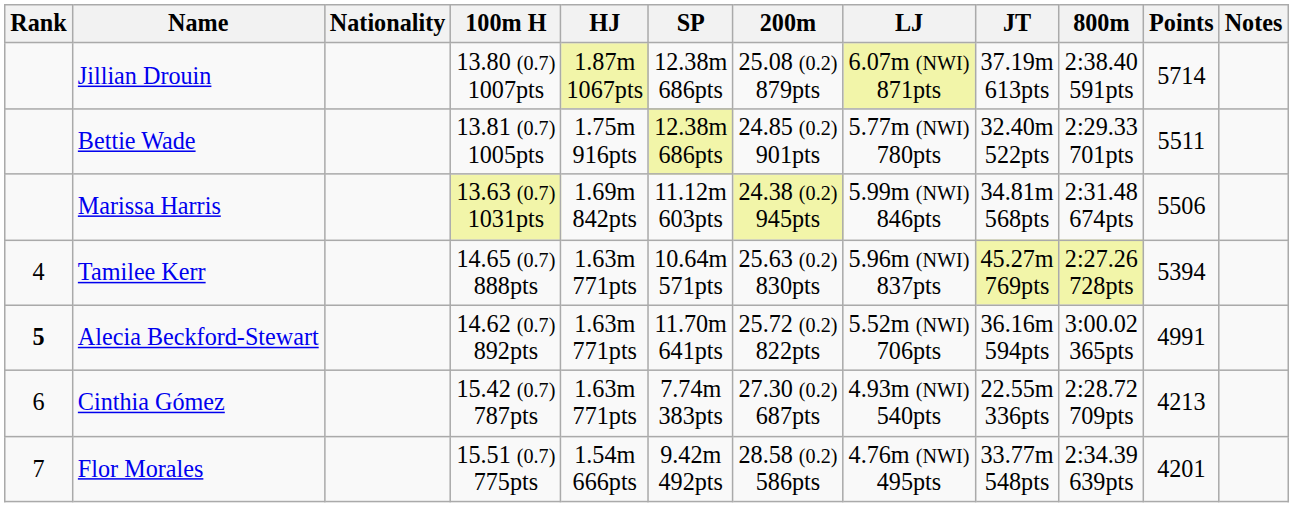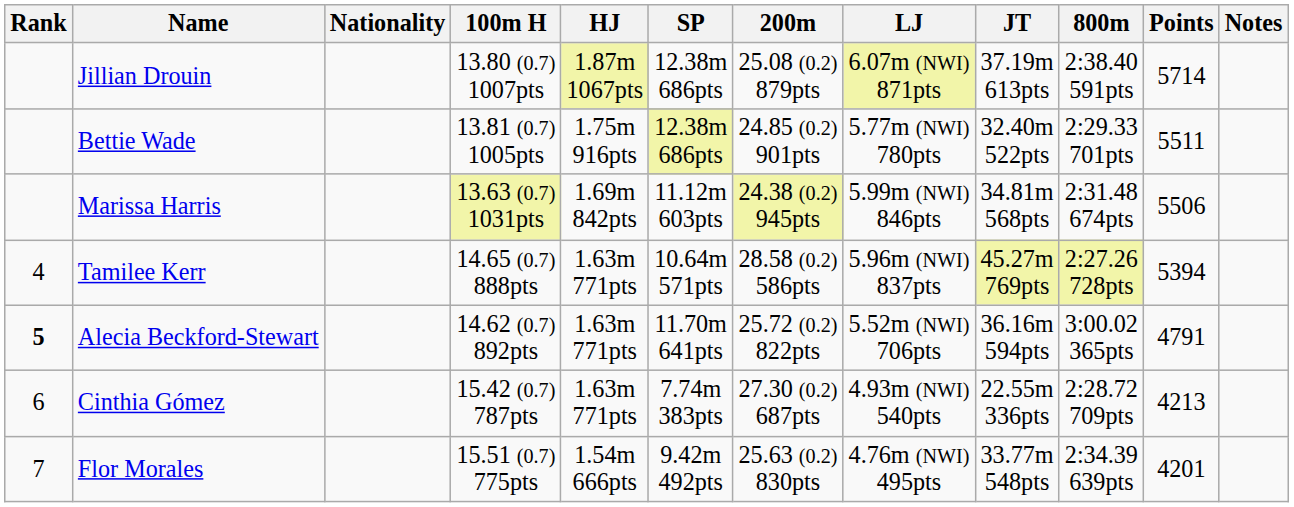(788, 272) 25.63 (0.2) 830pts -> (788, 272) 28.58 (0.2) 586pts
(1181, 337) 4991 -> (1181, 337) 4791
(788, 468) 28.58 (0.2) 586pts -> (788, 468) 25.63 (0.2) 830pts
